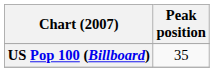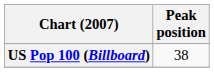(181, 55) 35 -> (181, 55) 38
